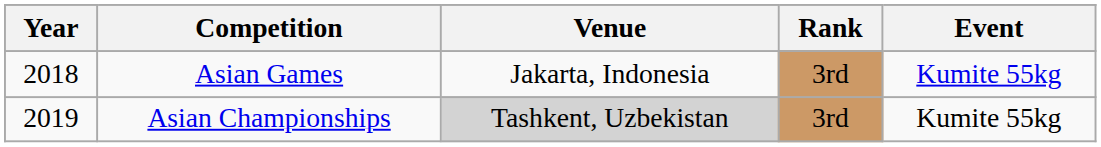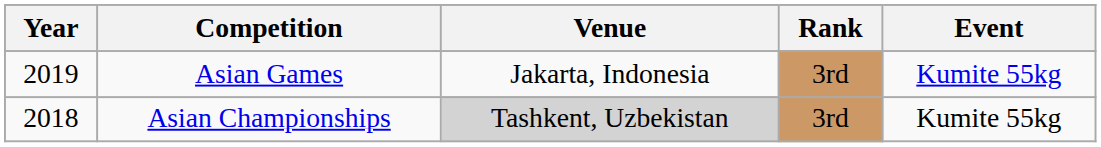(51, 73) 2018 -> (51, 73) 2019
(51, 118) 2019 -> (51, 118) 2018
